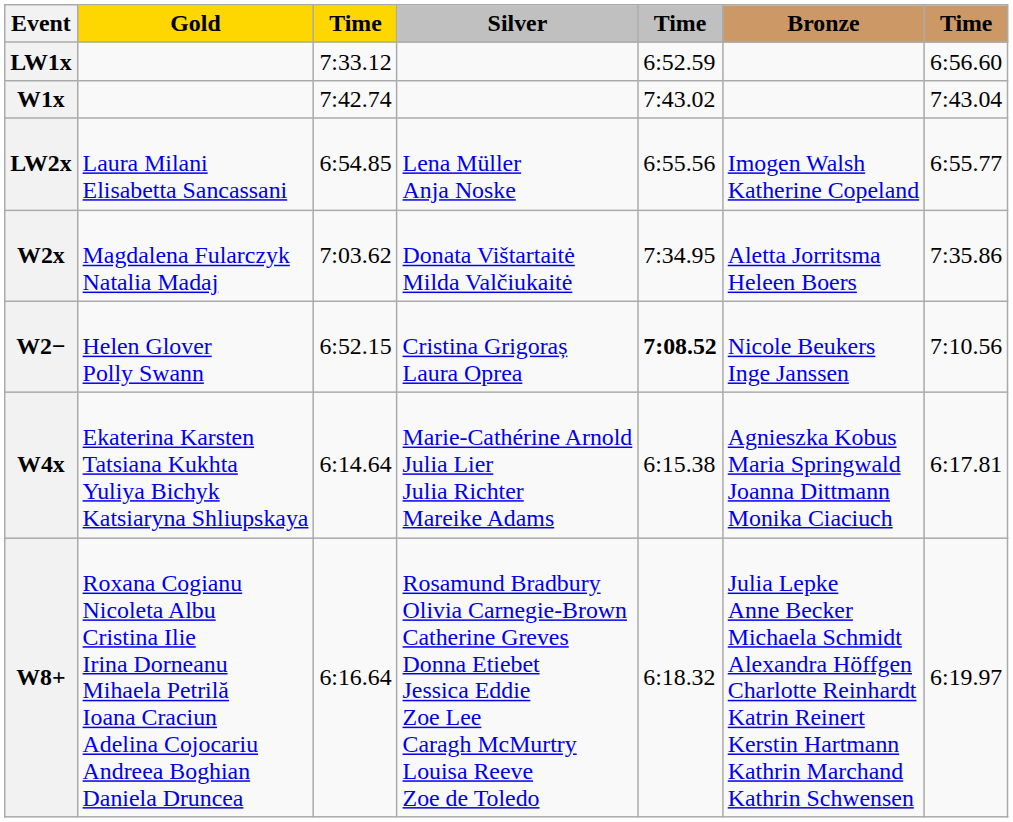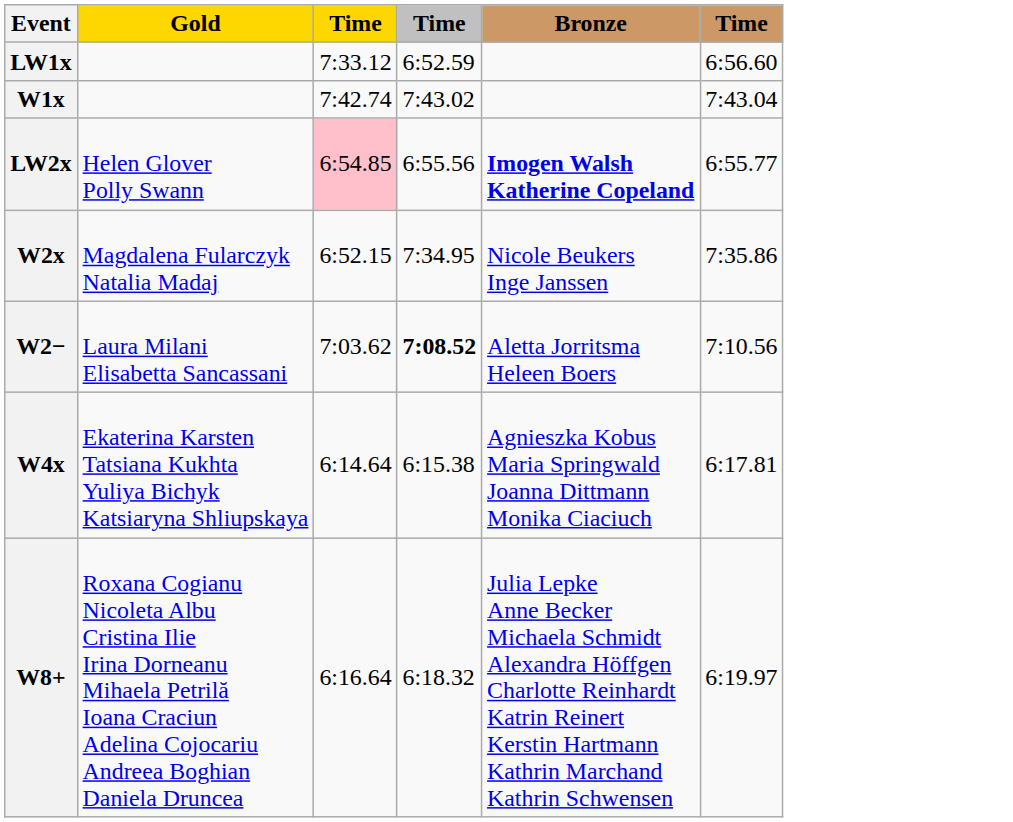- column: (517, 23)
(185, 177) Laura Milani Elisabetta Sancassani -> (147, 177) Helen Glover Polly Swann
(355, 163) no background -> (355, 163) pink background
(823, 177) normal -> (591, 177) bold
(355, 255) 7:03.62 -> (355, 255) 6:52.15
(804, 268) Aletta Jorritsma Heleen Boers -> (561, 268) Nicole Beukers Inge Janssen
(147, 359) Helen Glover Polly Swann -> (185, 359) Laura Milani Elisabetta Sancassani
(355, 346) 6:52.15 -> (355, 346) 7:03.62
(802, 359) Nicole Beukers Inge Janssen -> (564, 359) Aletta Jorritsma Heleen Boers
